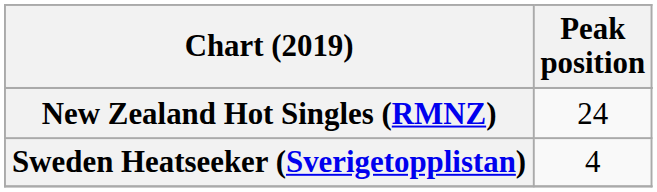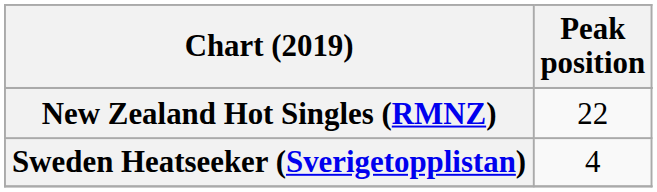(593, 112) 24 -> (593, 112) 22
